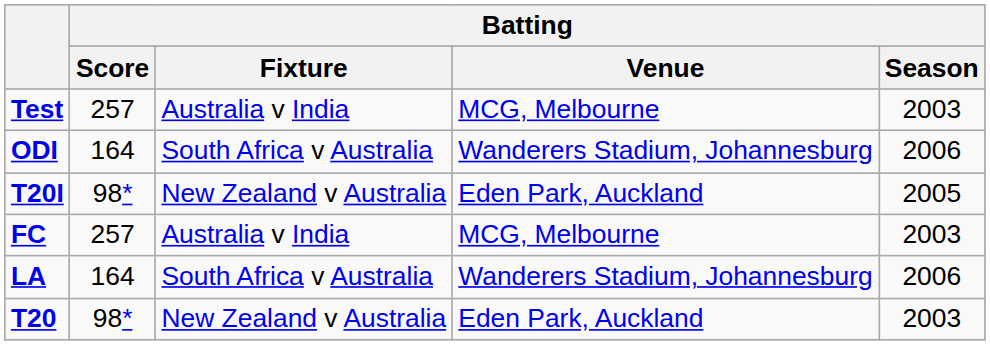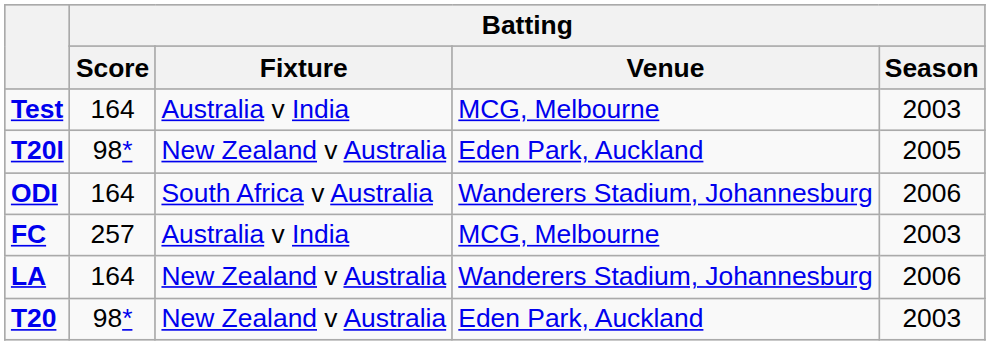(113, 109) 257 -> (113, 109) 164
rows swapped: (34, 151) <-> (37, 192)
(297, 276) South Africa v Australia -> (304, 276) New Zealand v Australia
